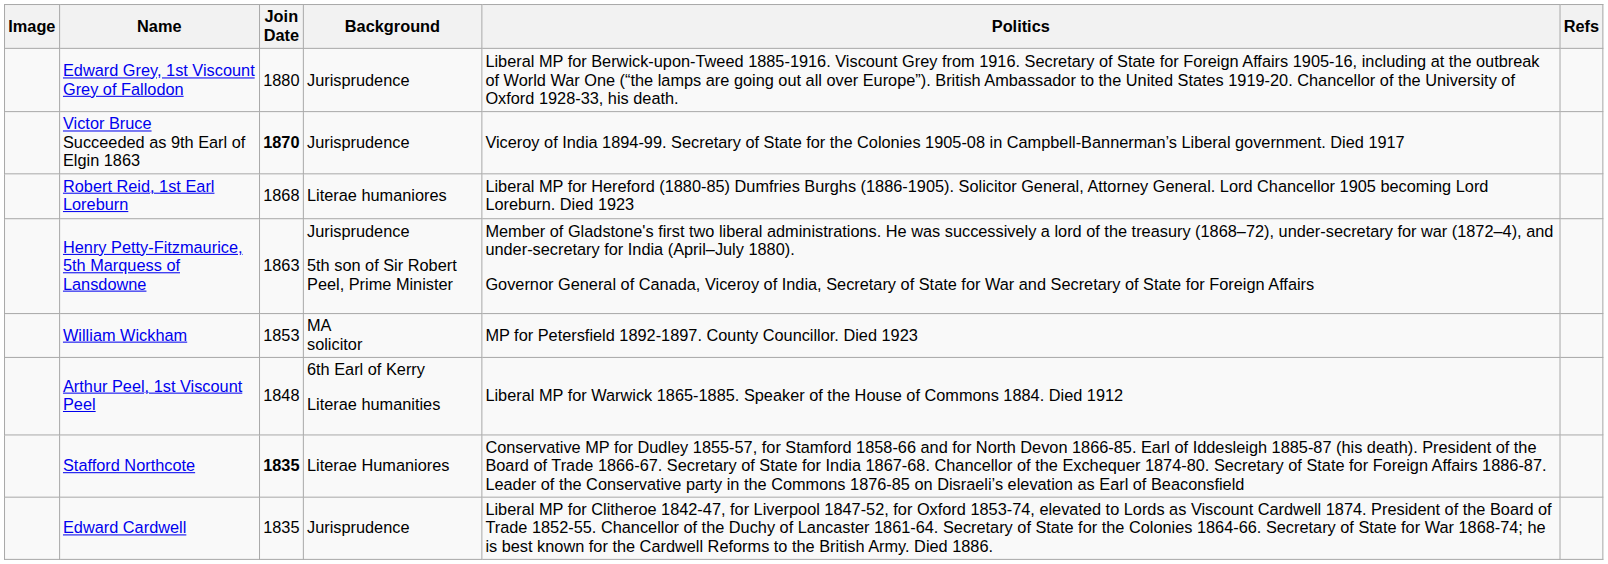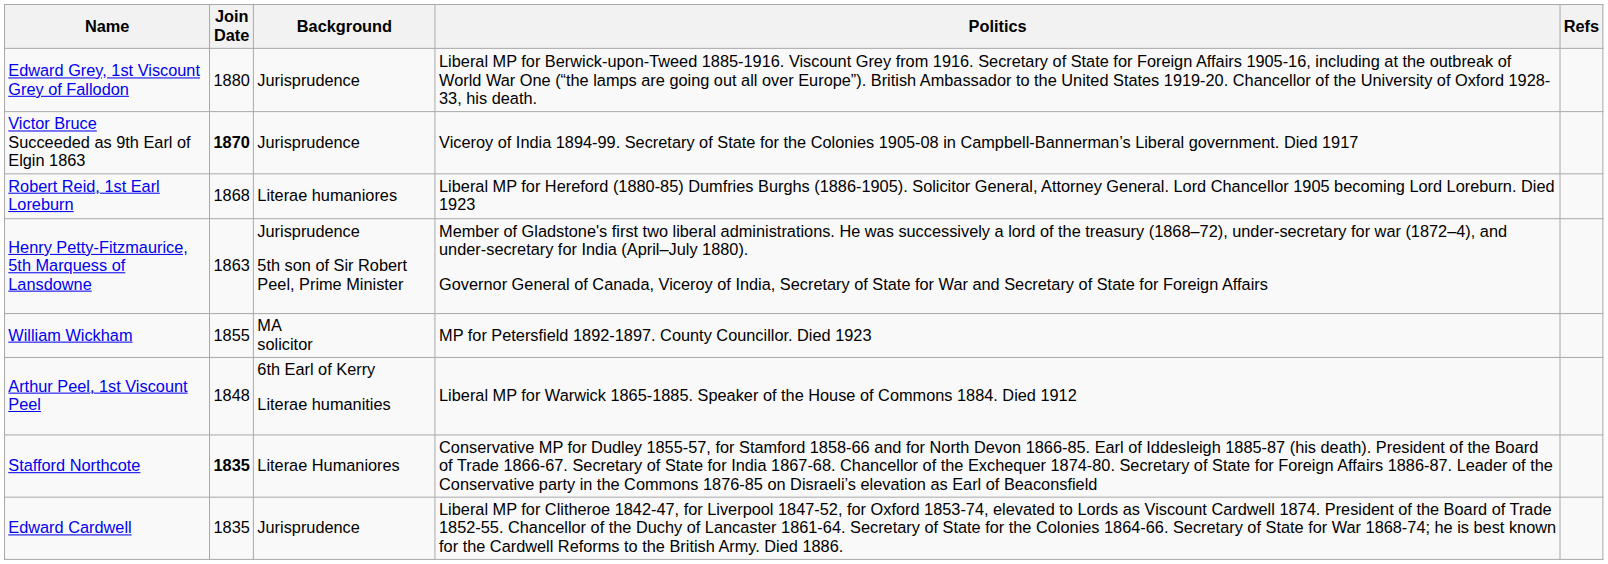- column: (32, 26)
(281, 335) 1853 -> (232, 335) 1855
